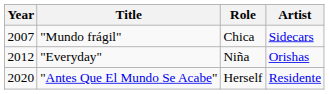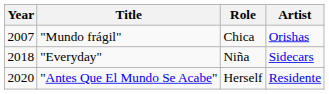(291, 36) Sidecars -> (289, 36) Orishas
(21, 57) 2012 -> (21, 57) 2018
(289, 57) Orishas -> (291, 57) Sidecars
